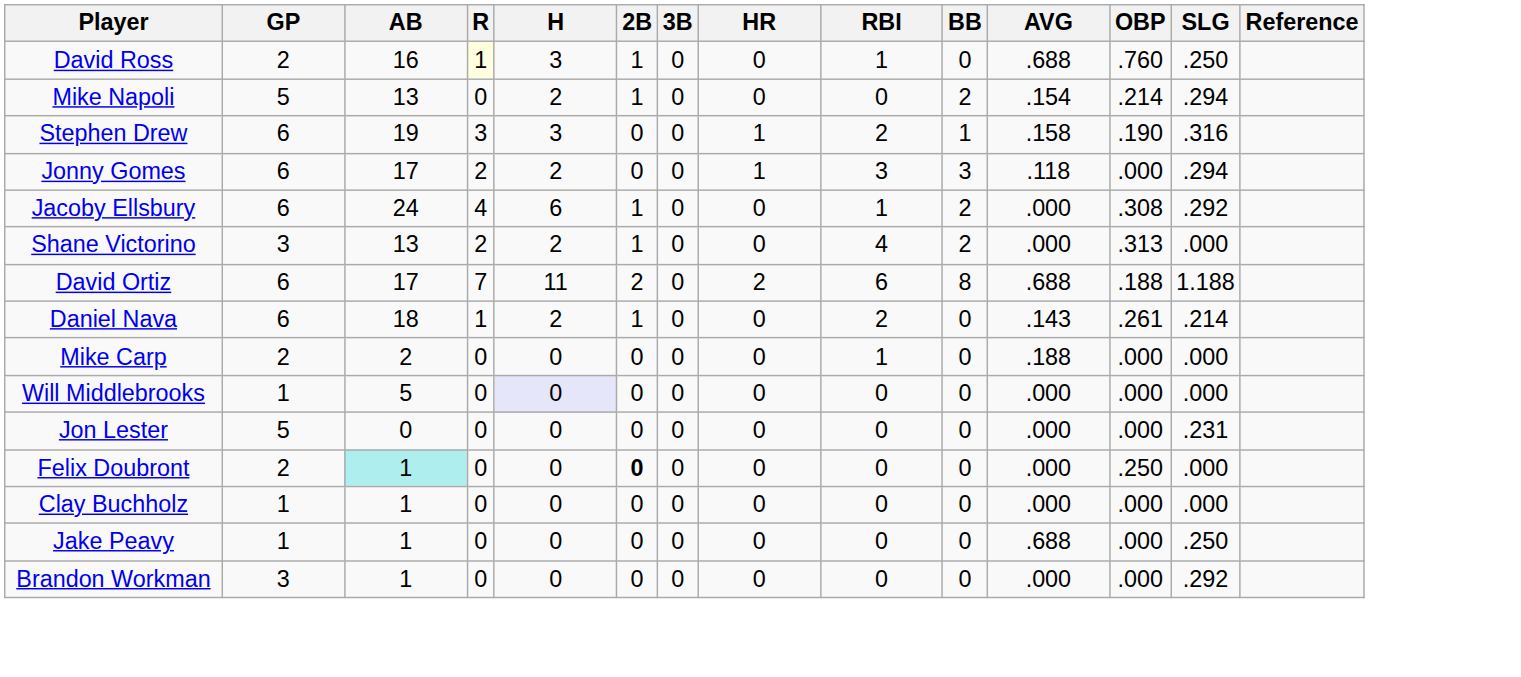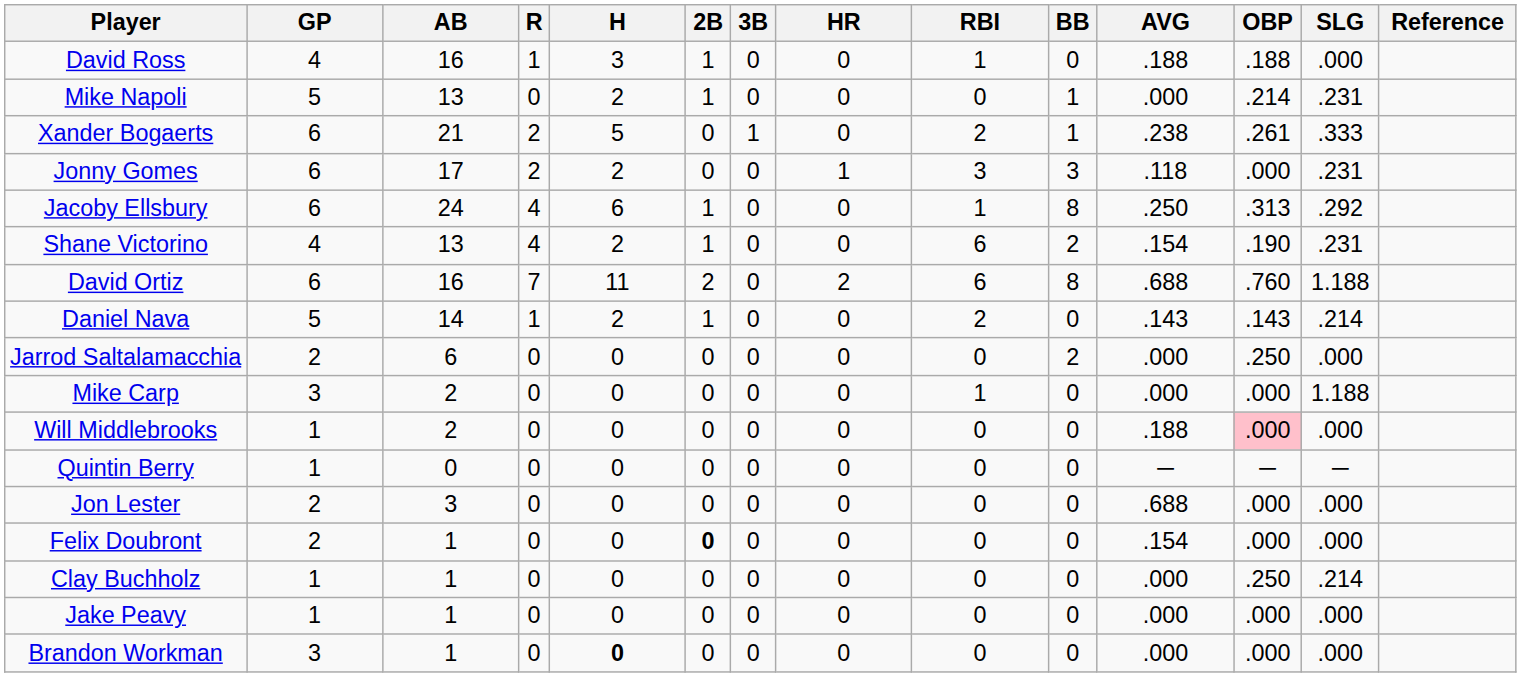(283, 60) 2 -> (315, 60) 4
(481, 60) lightyellow background -> (534, 60) no background
(1048, 60) .688 -> (1165, 60) .188
(1140, 60) .760 -> (1268, 60) .188
(1206, 60) .250 -> (1340, 60) .000
(965, 97) 2 -> (1073, 97) 1
(1048, 97) .154 -> (1165, 97) .000
(1206, 97) .294 -> (1340, 97) .231
+ row: (126, 134)
- row: (113, 134)
(1206, 171) .294 -> (1340, 171) .231
(965, 208) 2 -> (1073, 208) 8
(1048, 208) .000 -> (1165, 208) .250
(1140, 208) .308 -> (1268, 208) .313
(283, 245) 3 -> (315, 245) 4
(481, 245) 2 -> (534, 245) 4
(882, 245) 4 -> (980, 245) 6
(1048, 245) .000 -> (1165, 245) .154
(1140, 245) .313 -> (1268, 245) .190
(1206, 245) .000 -> (1340, 245) .231
(406, 282) 17 -> (451, 282) 16
(1140, 282) .188 -> (1268, 282) .760
(283, 319) 6 -> (315, 319) 5
(406, 319) 18 -> (451, 319) 14
(1140, 319) .261 -> (1268, 319) .143
+ row: (126, 356)
(283, 356) 2 -> (315, 393) 3
(1048, 356) .188 -> (1165, 393) .000
(1206, 356) .000 -> (1340, 393) 1.188
(406, 393) 5 -> (451, 430) 2
(556, 393) lavender background -> (617, 430) no background
(1048, 393) .000 -> (1165, 430) .188
(1140, 393) no background -> (1268, 430) pink background
+ row: (126, 467)
(283, 430) 5 -> (315, 504) 2
(406, 430) 0 -> (451, 504) 3
(1048, 430) .000 -> (1165, 504) .688
(1206, 430) .231 -> (1340, 504) .000
(406, 467) paleturquoise background -> (451, 541) no background
(1048, 467) .000 -> (1165, 541) .154
(1140, 467) .250 -> (1268, 541) .000
(1140, 504) .000 -> (1268, 578) .250
(1206, 504) .000 -> (1340, 578) .214
(1048, 541) .688 -> (1165, 615) .000
(1206, 541) .250 -> (1340, 615) .000
(556, 578) normal -> (617, 652) bold
(1206, 578) .292 -> (1340, 652) .000
